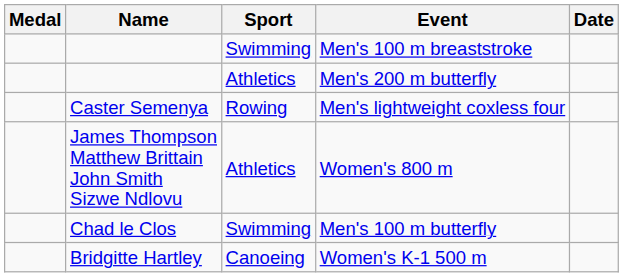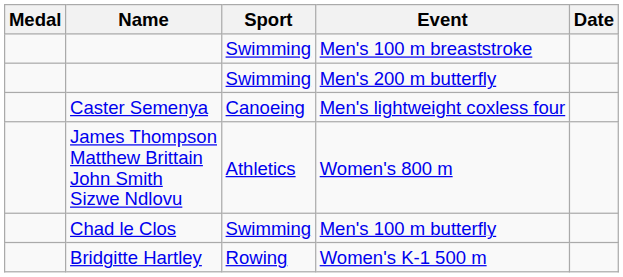(261, 78) Athletics -> (268, 78) Swimming
(257, 108) Rowing -> (265, 108) Canoeing
(265, 258) Canoeing -> (257, 258) Rowing
